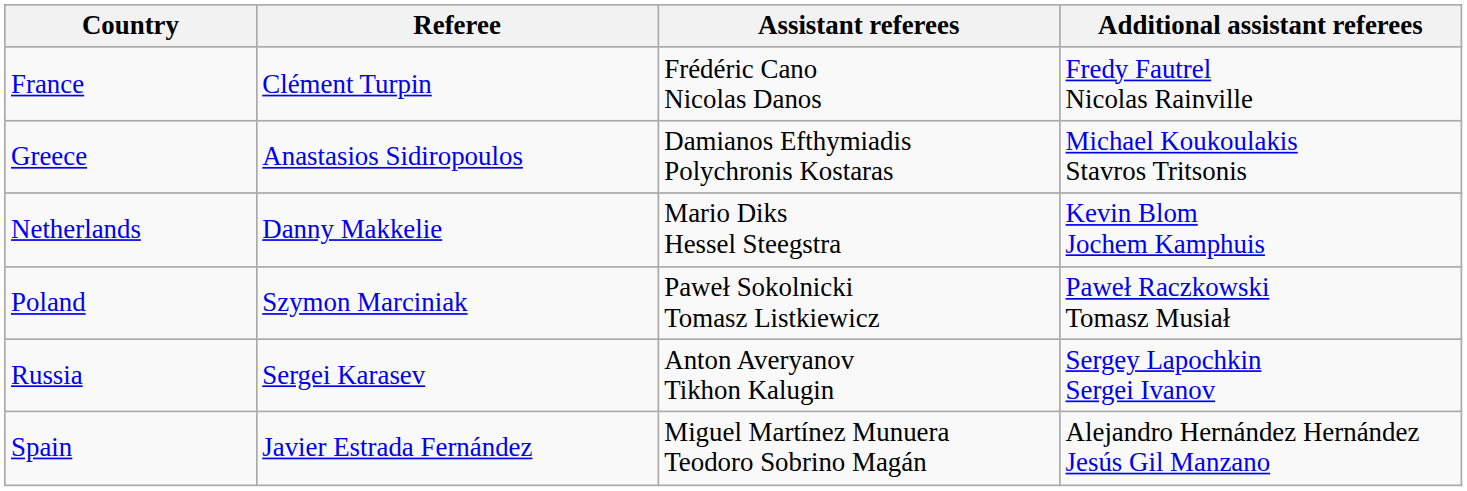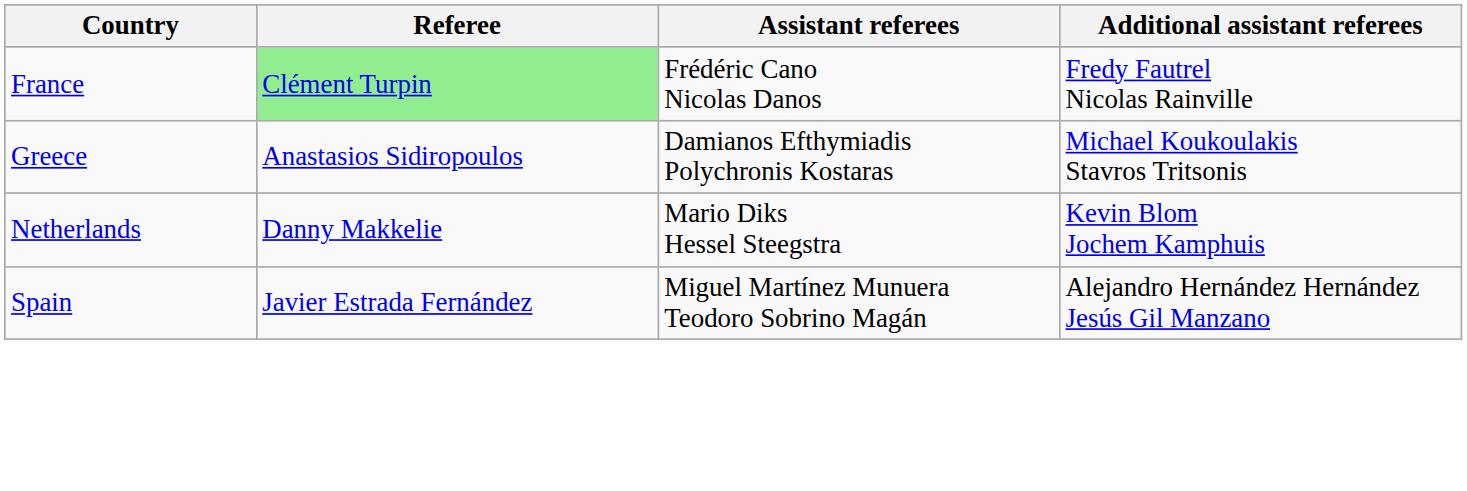(347, 83) no background -> (347, 83) lightgreen background
- row: (48, 302)
- row: (47, 375)
